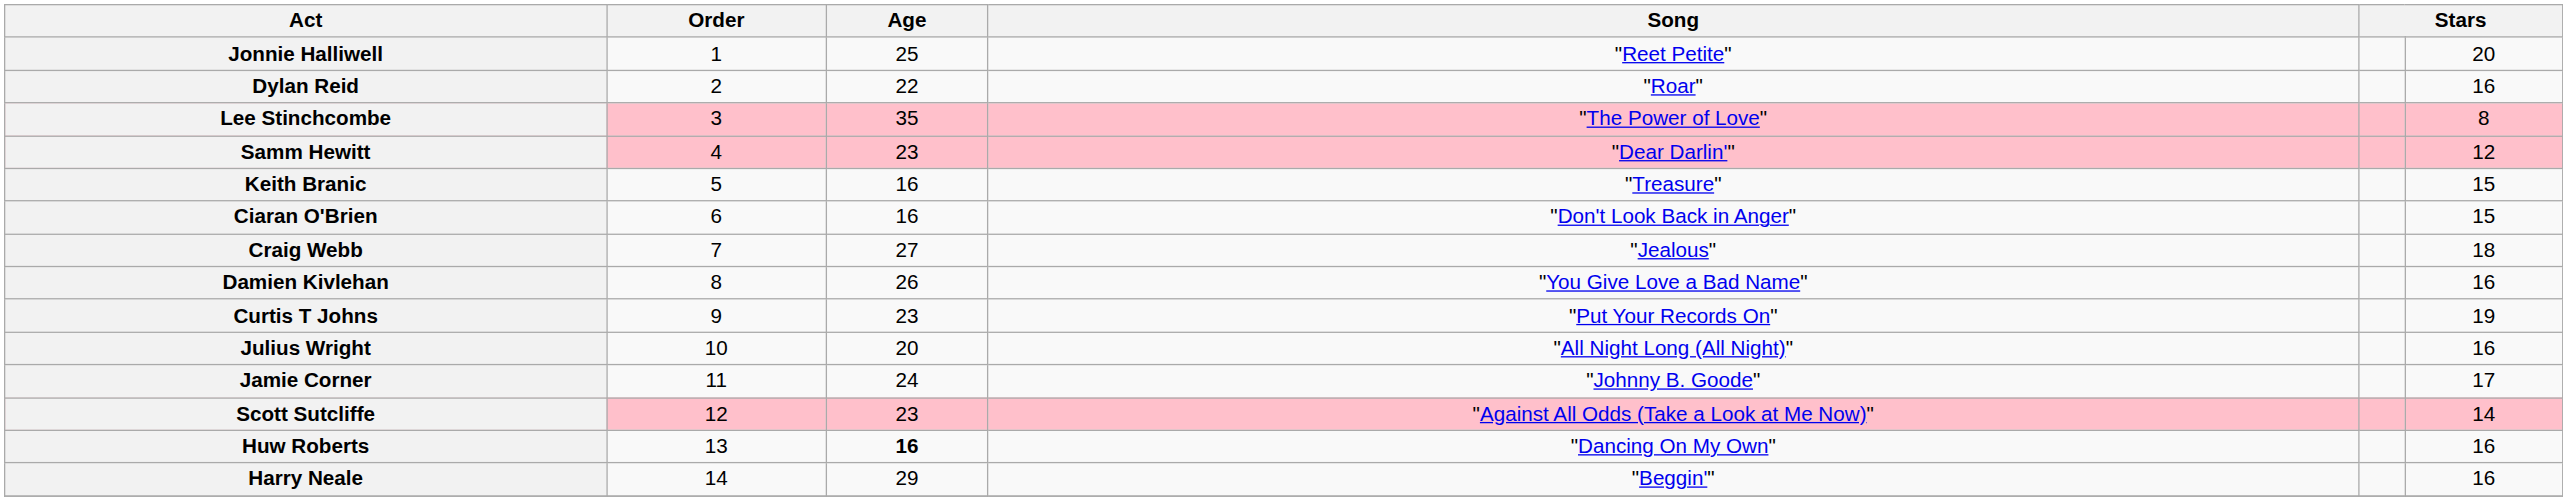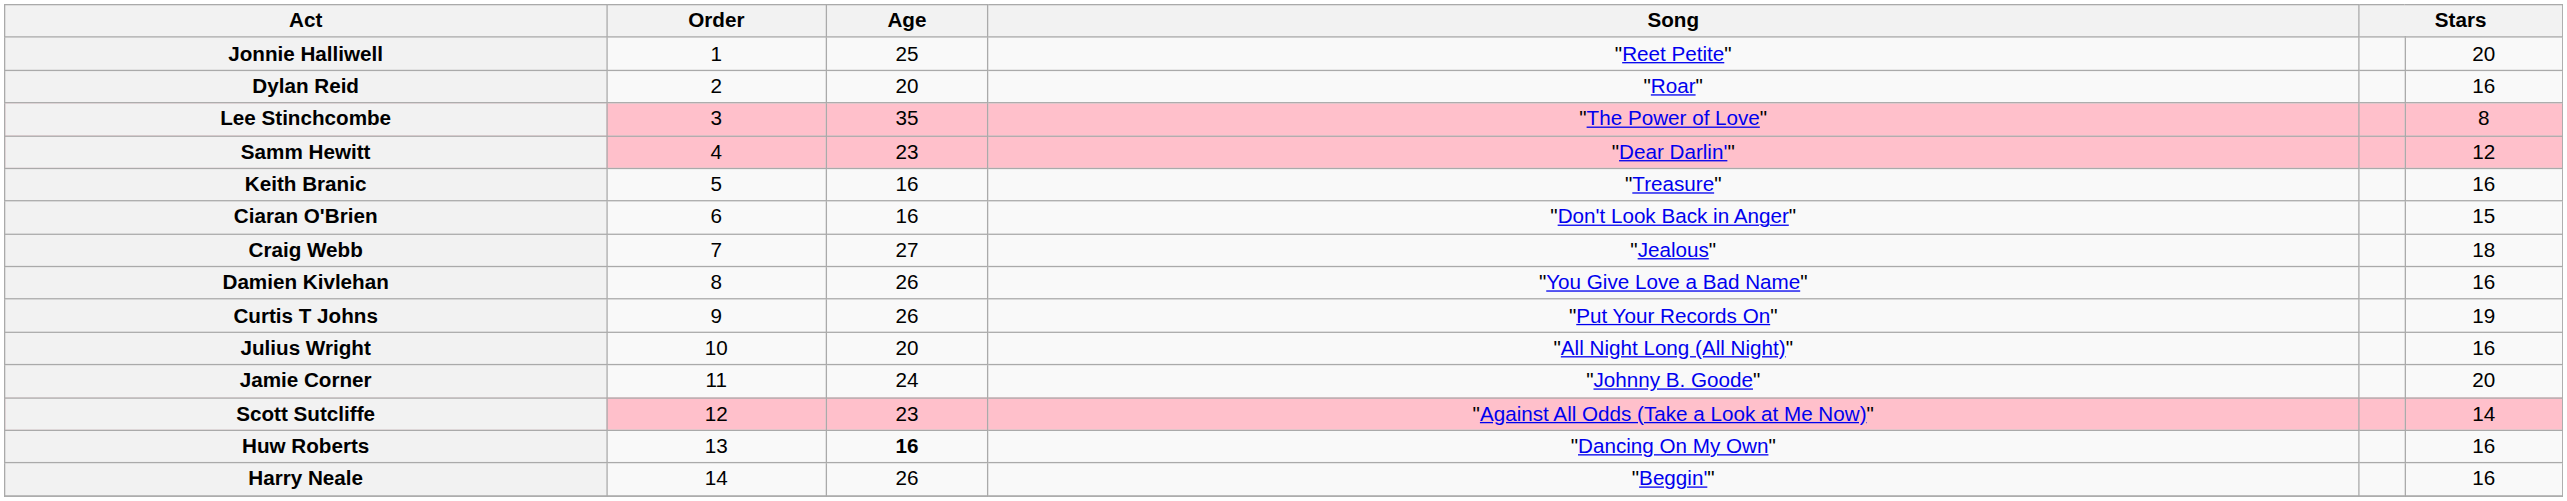(907, 86) 22 -> (907, 86) 20
(2484, 184) 15 -> (2484, 184) 16
(907, 315) 23 -> (907, 315) 26
(2484, 380) 17 -> (2484, 380) 20
(907, 479) 29 -> (907, 479) 26
